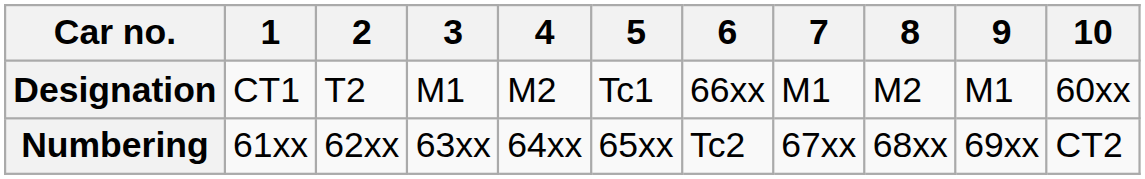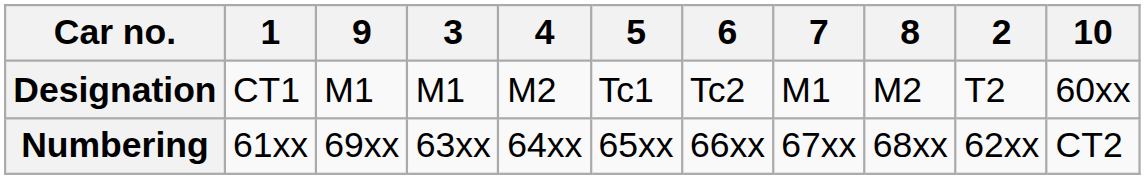columns swapped: (362, 32) <-> (1002, 32)
(727, 88) 66xx -> (718, 88) Tc2
(718, 145) Tc2 -> (727, 145) 66xx
